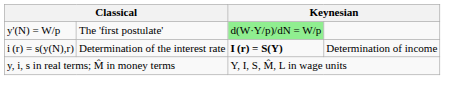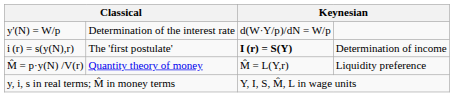(121, 30) The 'first postulate' -> (162, 30) Determination of the interest rate
(276, 30) lightgreen background -> (285, 30) no background
(152, 48) Determination of the interest rate -> (131, 48) The 'first postulate'
+ row: (45, 65)
